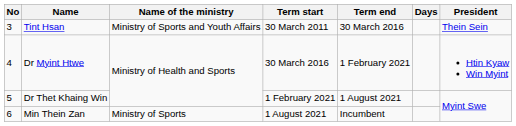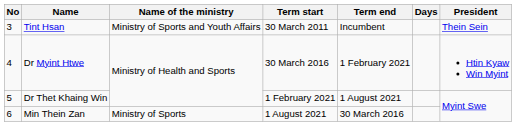(372, 27) 30 March 2016 -> (362, 27) Incumbent
(362, 113) Incumbent -> (372, 113) 30 March 2016
